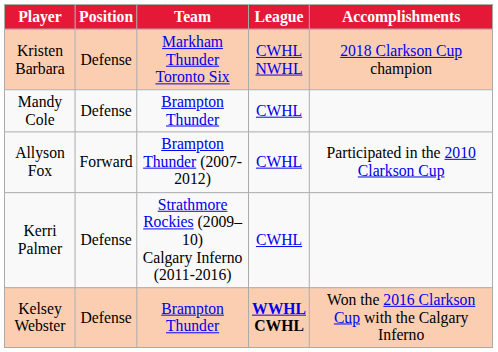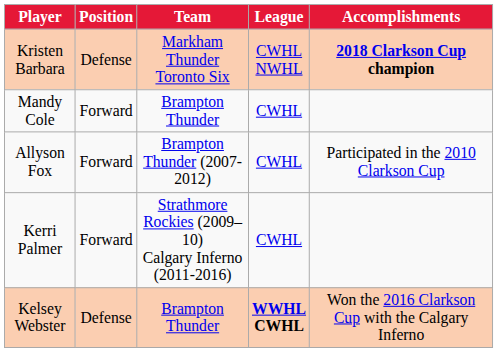(401, 59) normal -> (401, 59) bold
(106, 110) Defense -> (106, 110) Forward
(106, 239) Defense -> (106, 239) Forward
